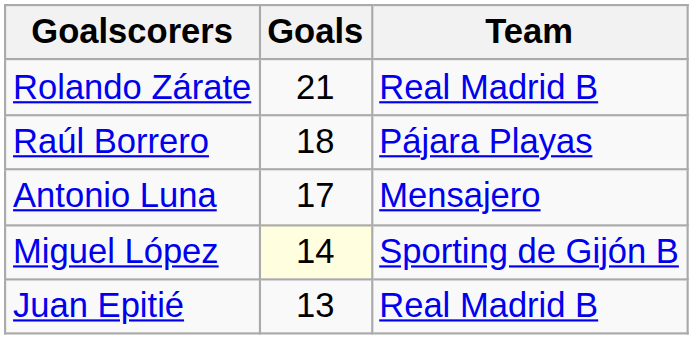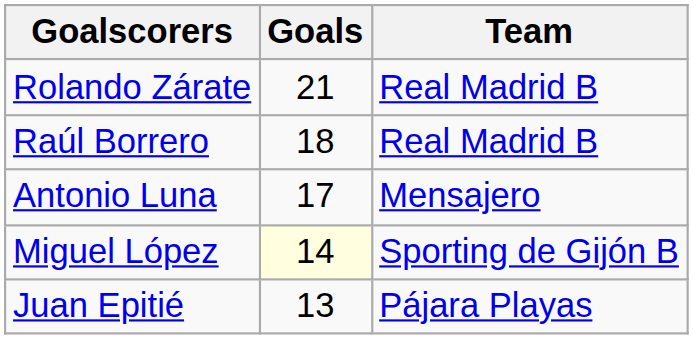(486, 141) Pájara Playas -> (489, 141) Real Madrid B
(489, 305) Real Madrid B -> (486, 305) Pájara Playas
